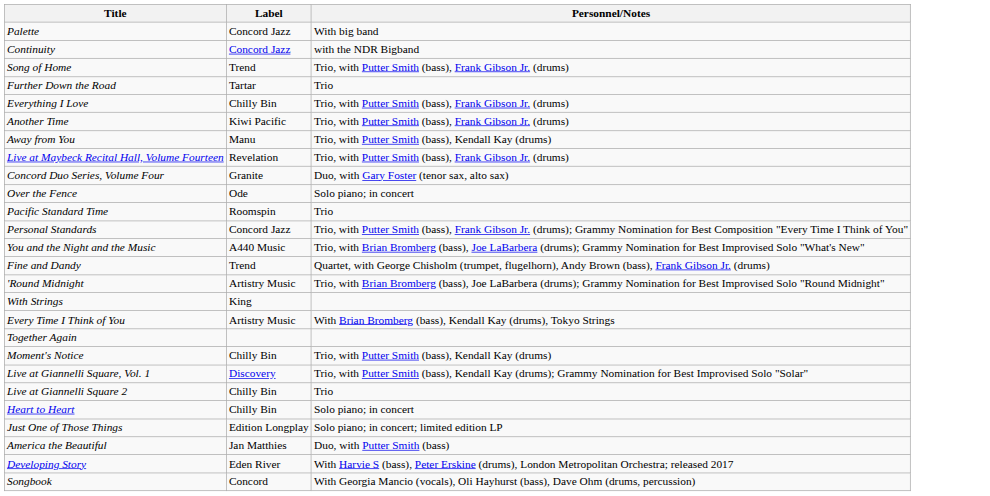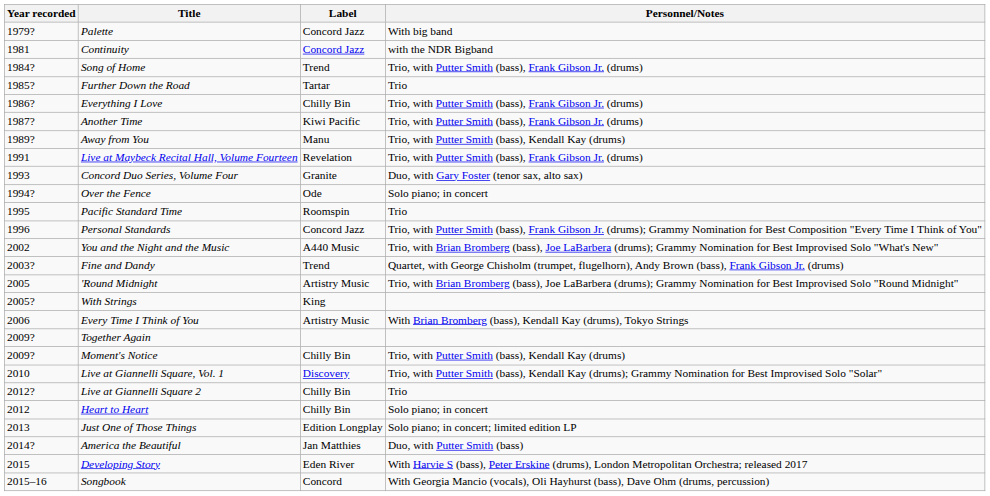+ column: (41, 13)
